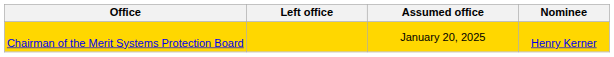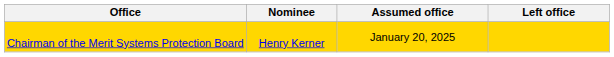columns swapped: (564, 13) <-> (307, 13)
